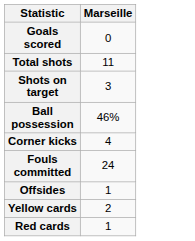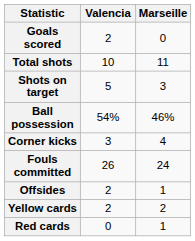+ column: (108, 13)
